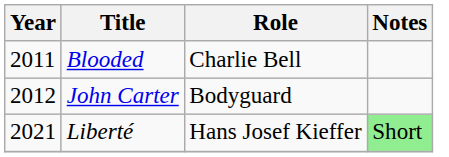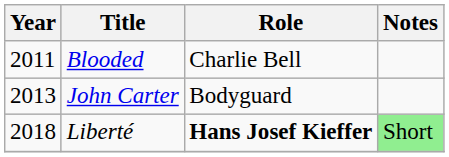(33, 95) 2012 -> (33, 95) 2013
(33, 132) 2021 -> (33, 132) 2018
(276, 132) normal -> (281, 132) bold
